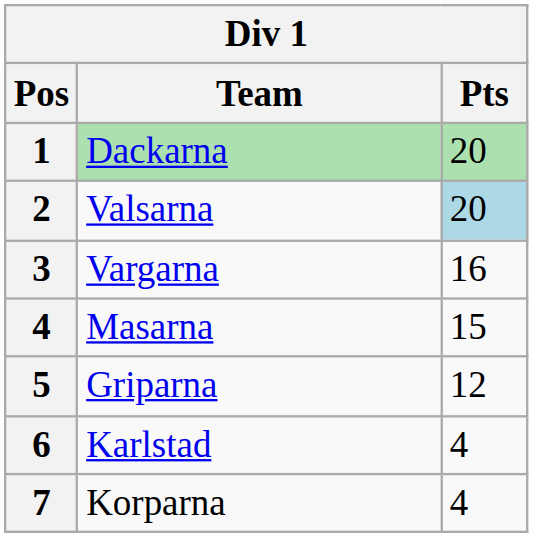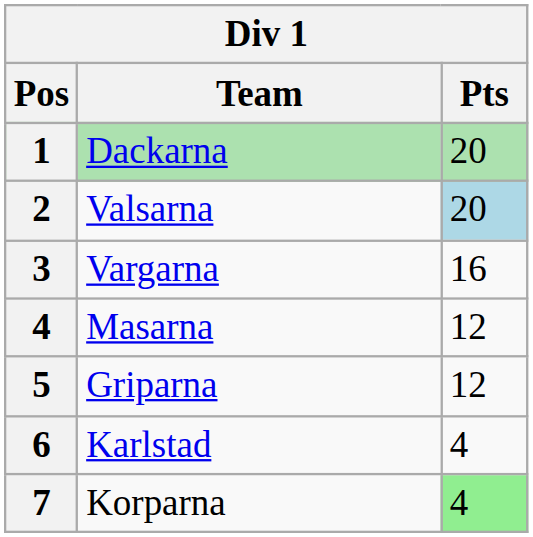(468, 326) 15 -> (468, 326) 12
(459, 502) no background -> (459, 502) lightgreen background
